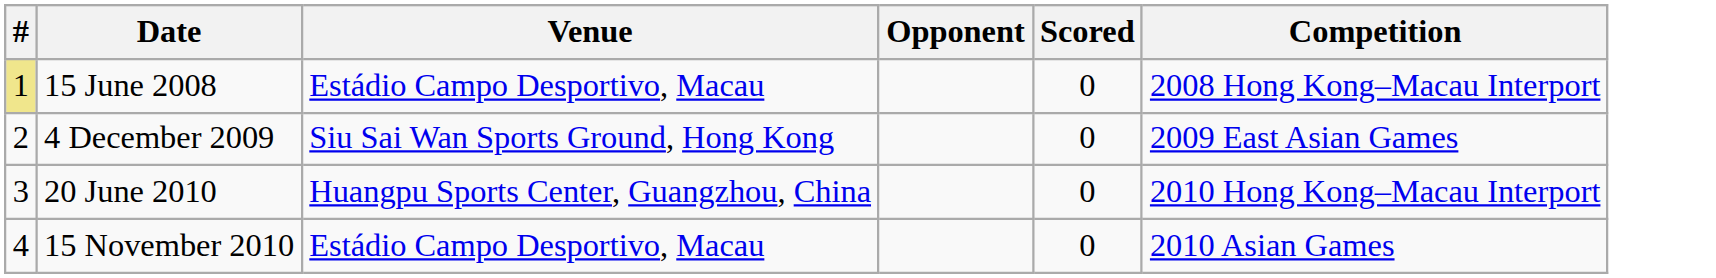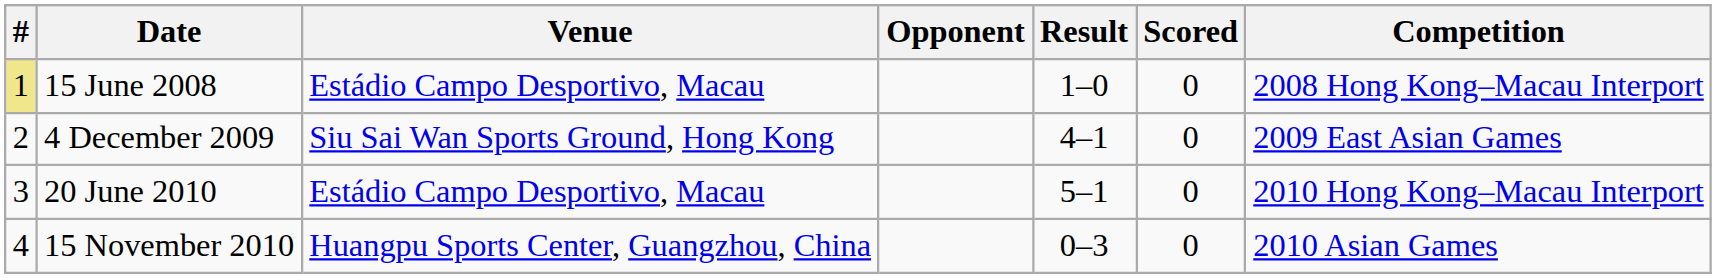+ column: (1084, 31)
(590, 191) Huangpu Sports Center, Guangzhou, China -> (537, 191) Estádio Campo Desportivo, Macau
(537, 245) Estádio Campo Desportivo, Macau -> (590, 245) Huangpu Sports Center, Guangzhou, China
